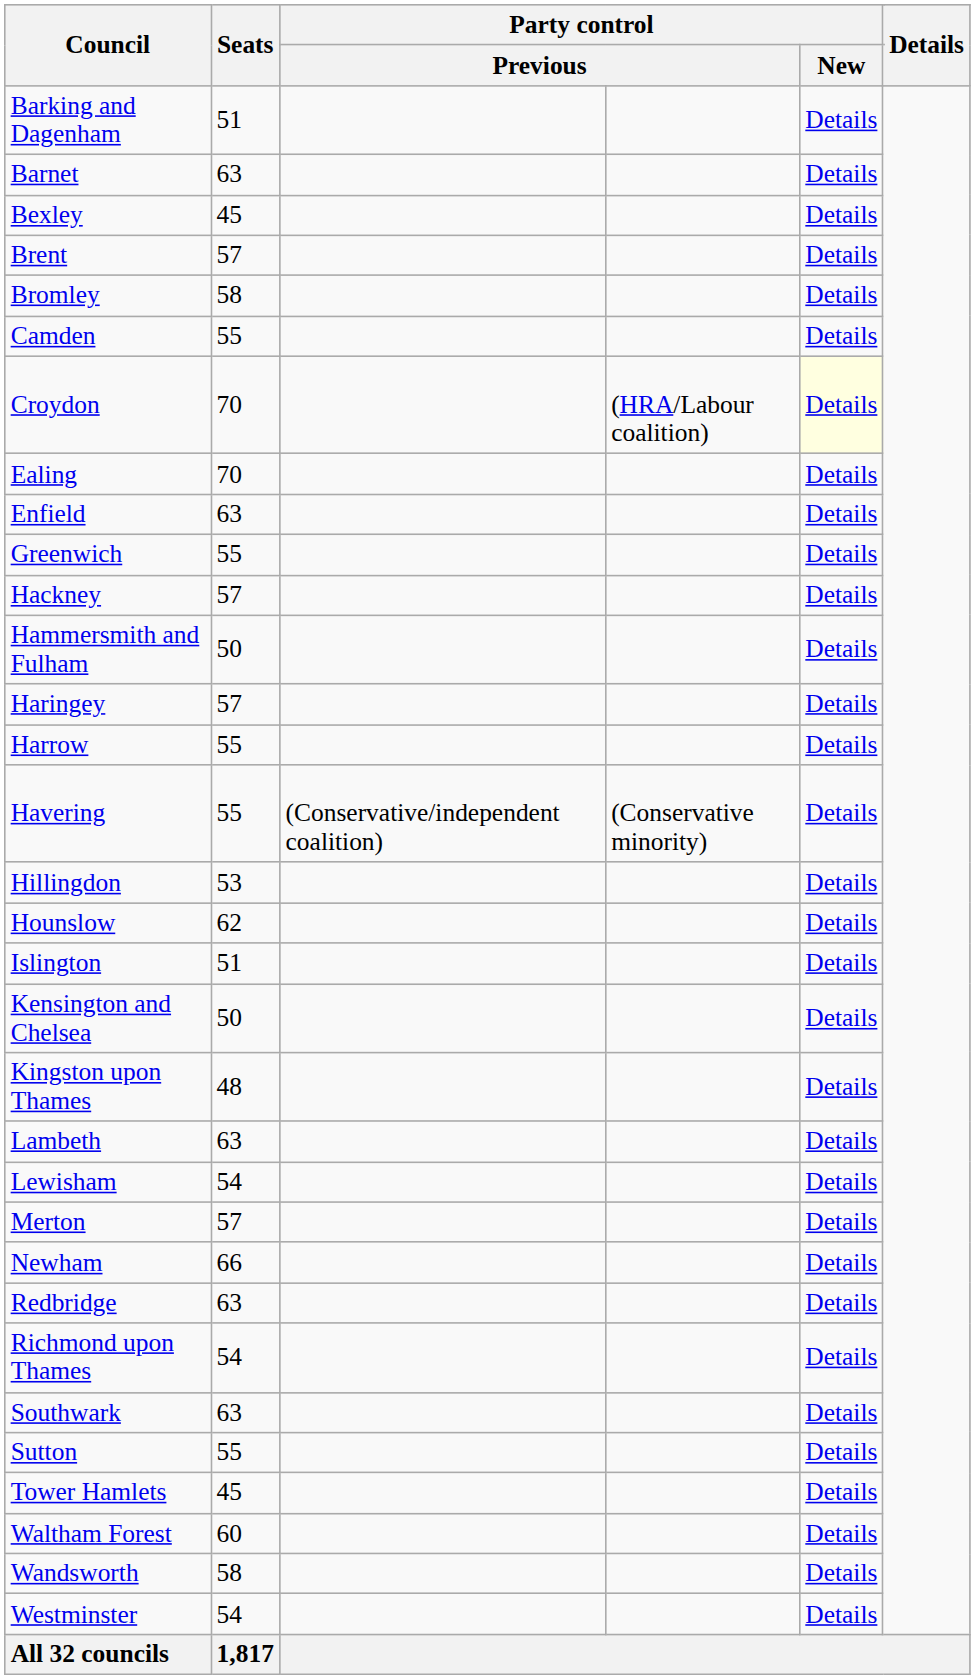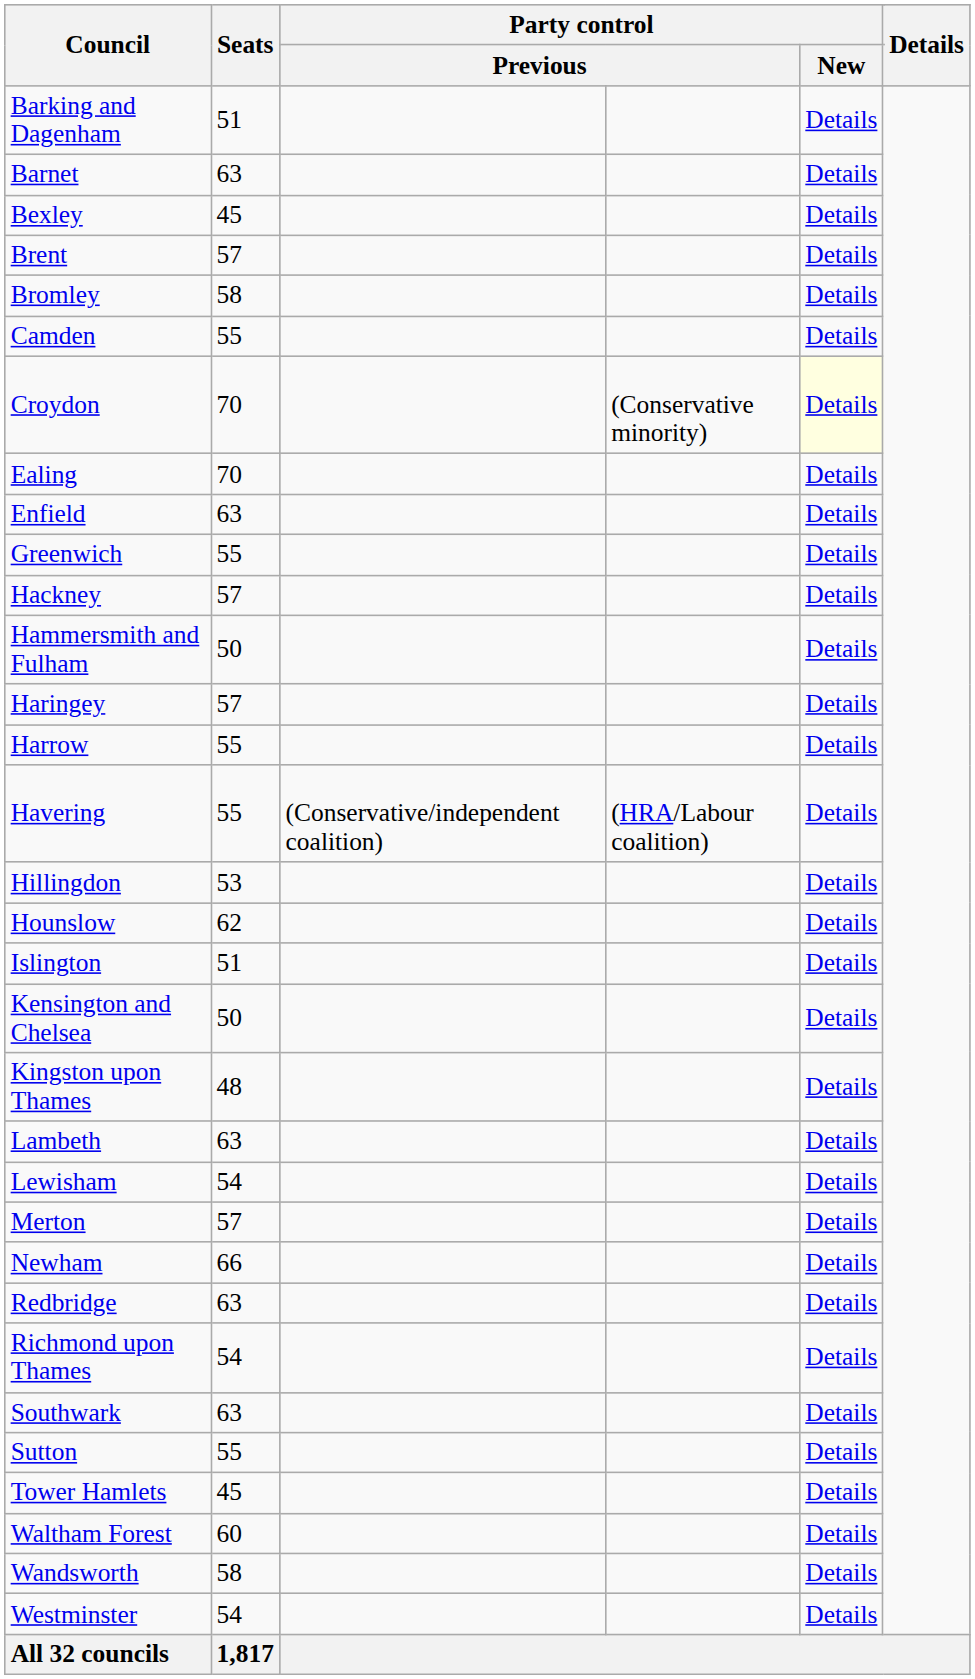(682, 418) (HRA/Labour coalition) -> (682, 418) (Conservative minority)
(682, 827) (Conservative minority) -> (682, 827) (HRA/Labour coalition)
